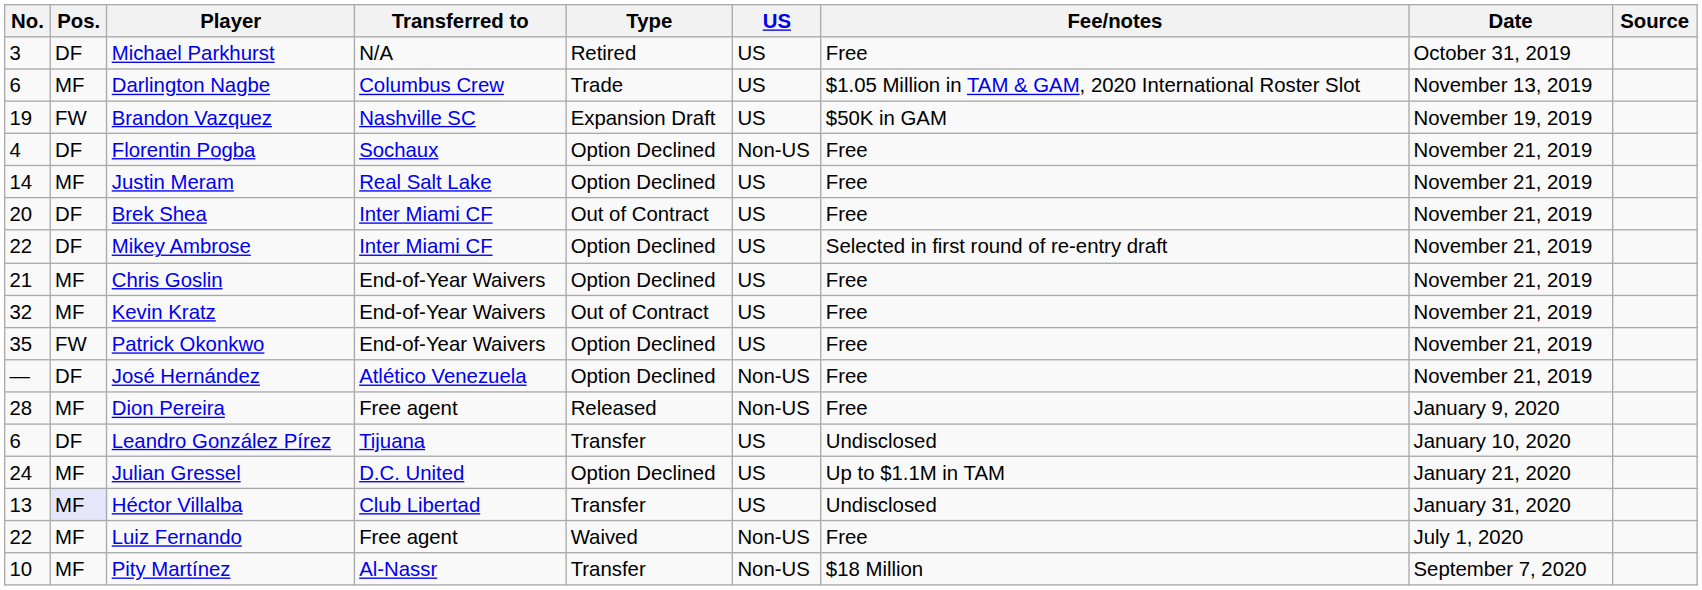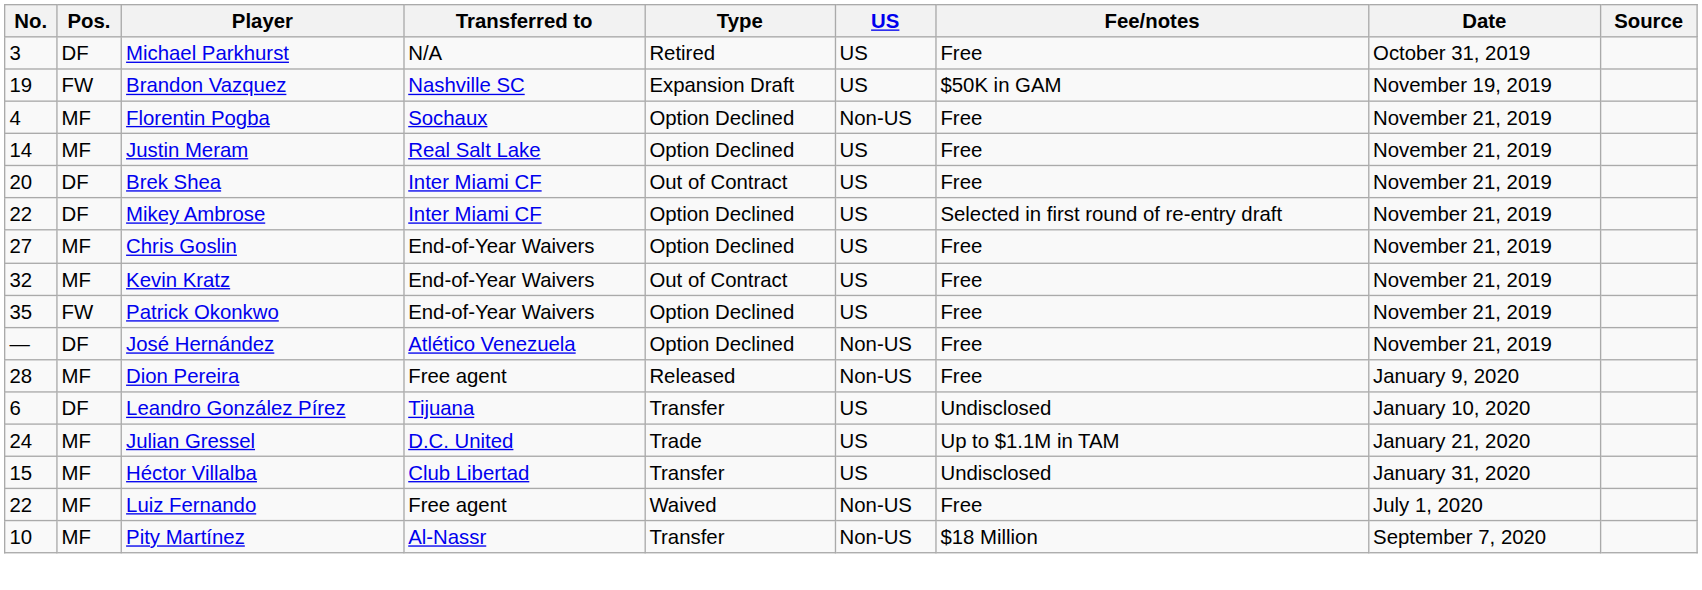- row: (191, 85)
(69, 150) DF -> (76, 118) MF
(21, 279) 21 -> (21, 247) 27
(643, 472) Option Declined -> (676, 440) Trade
(21, 505) 13 -> (21, 472) 15
(70, 505) lavender background -> (76, 472) no background
